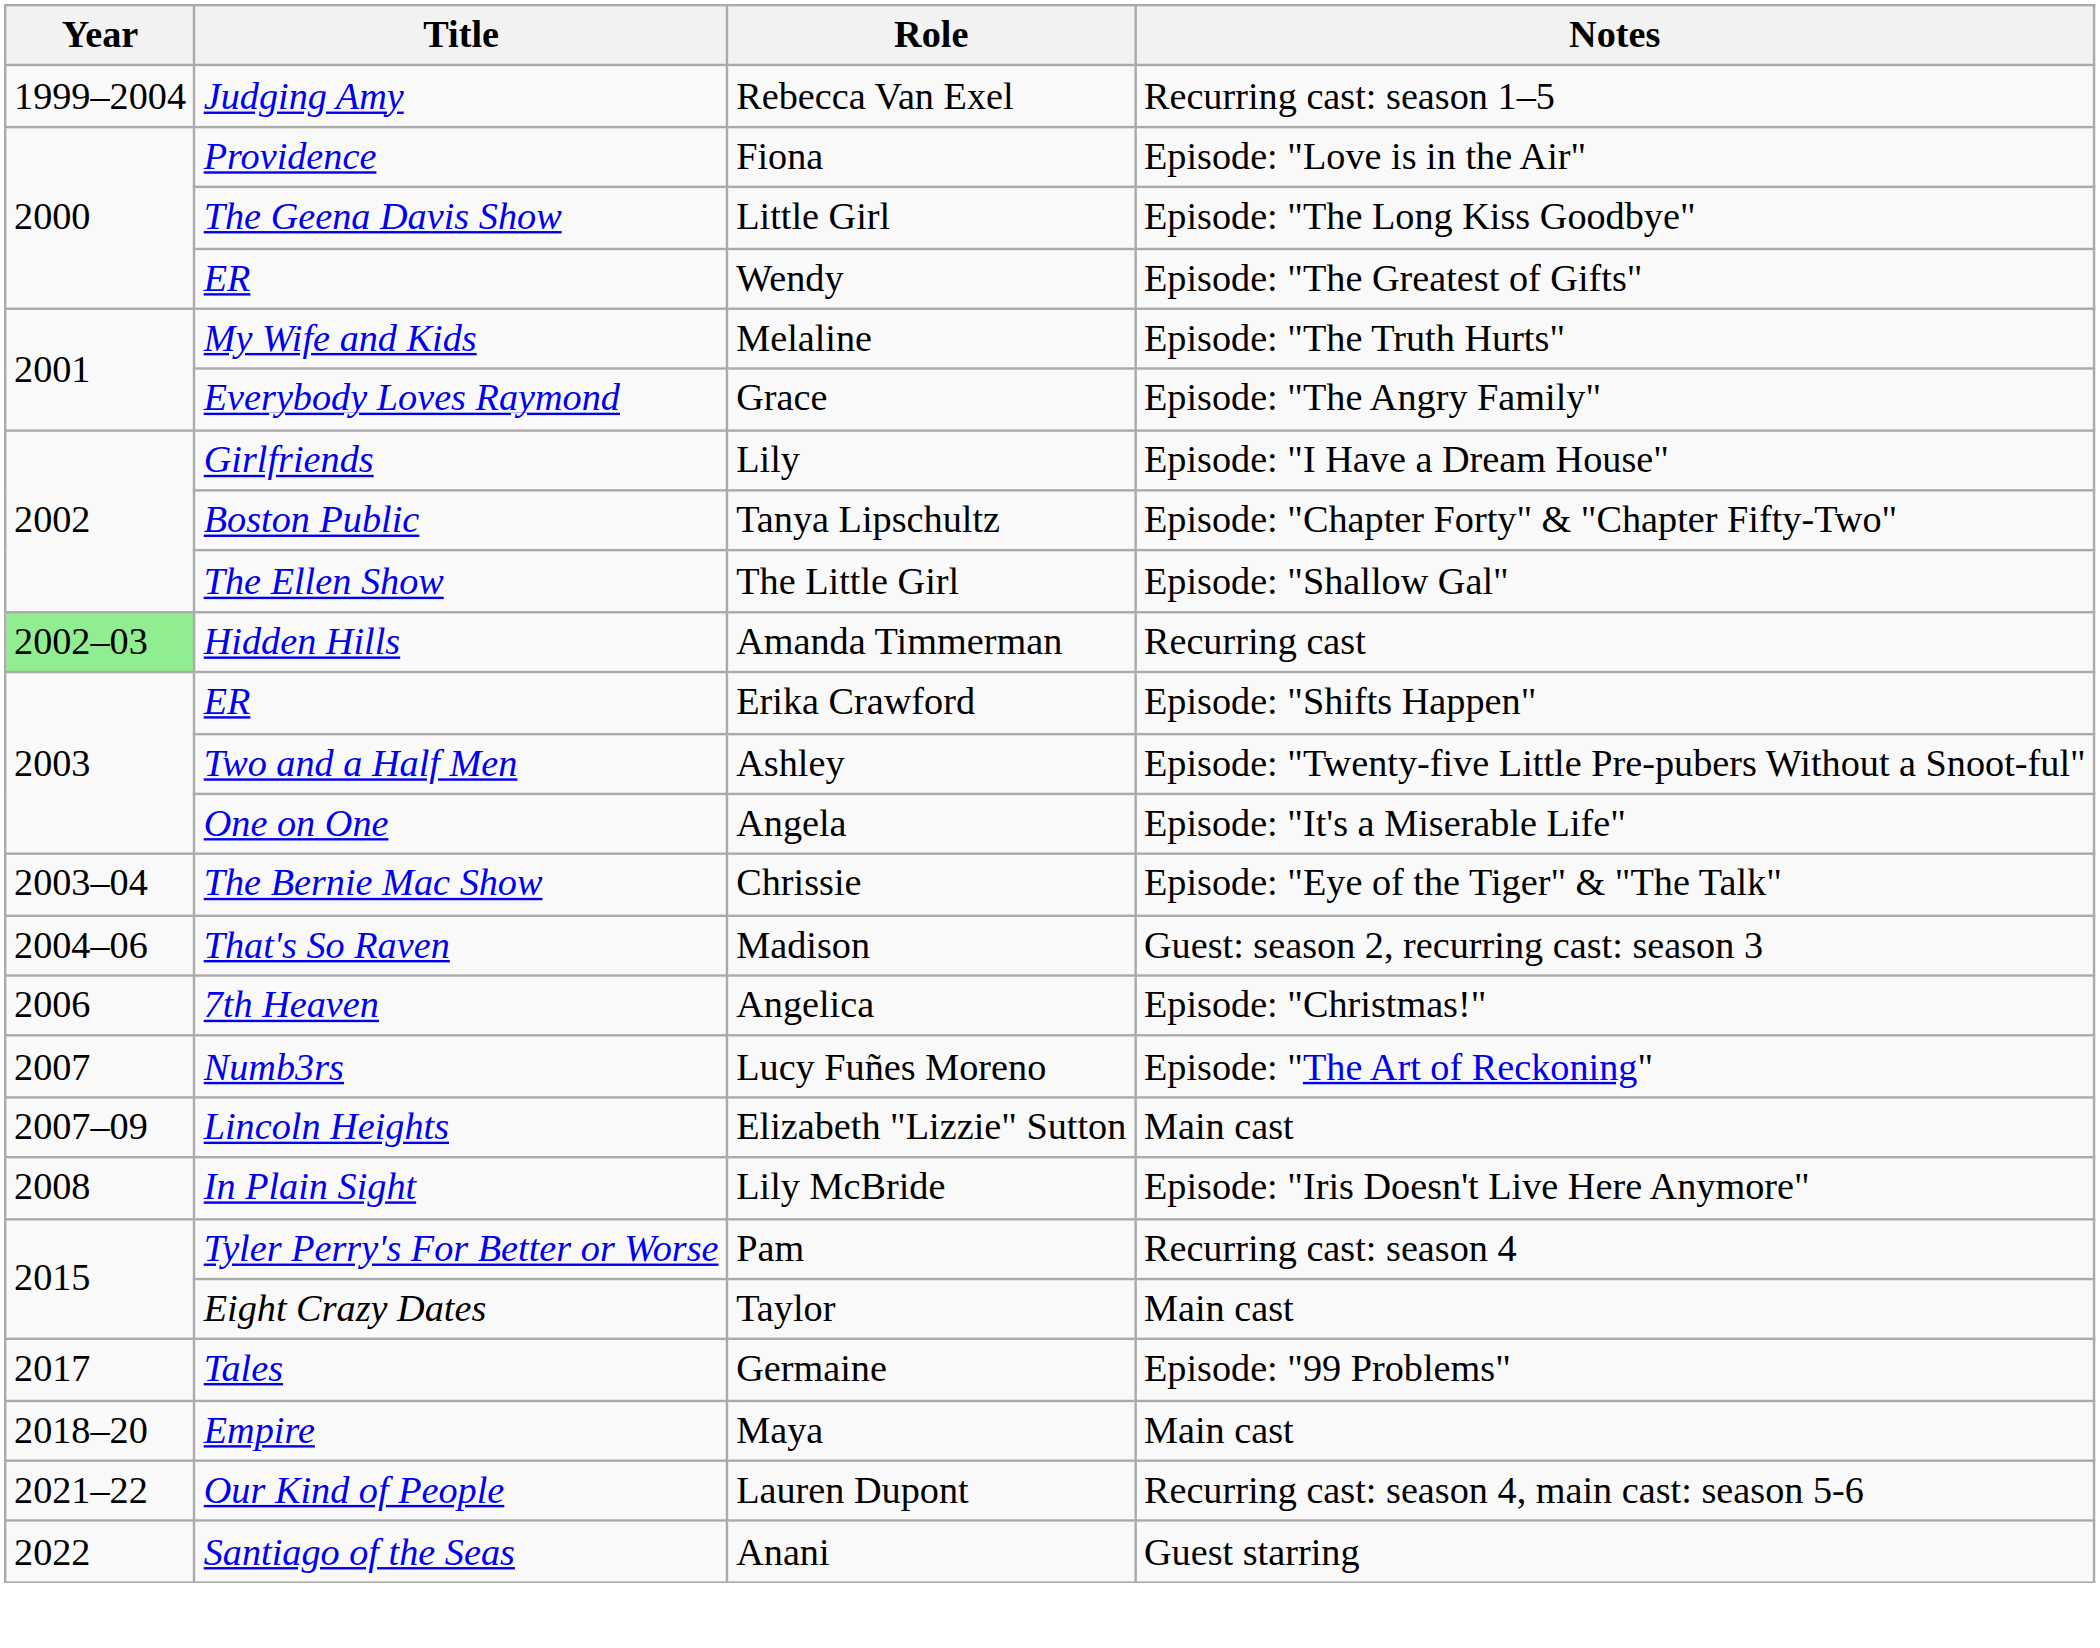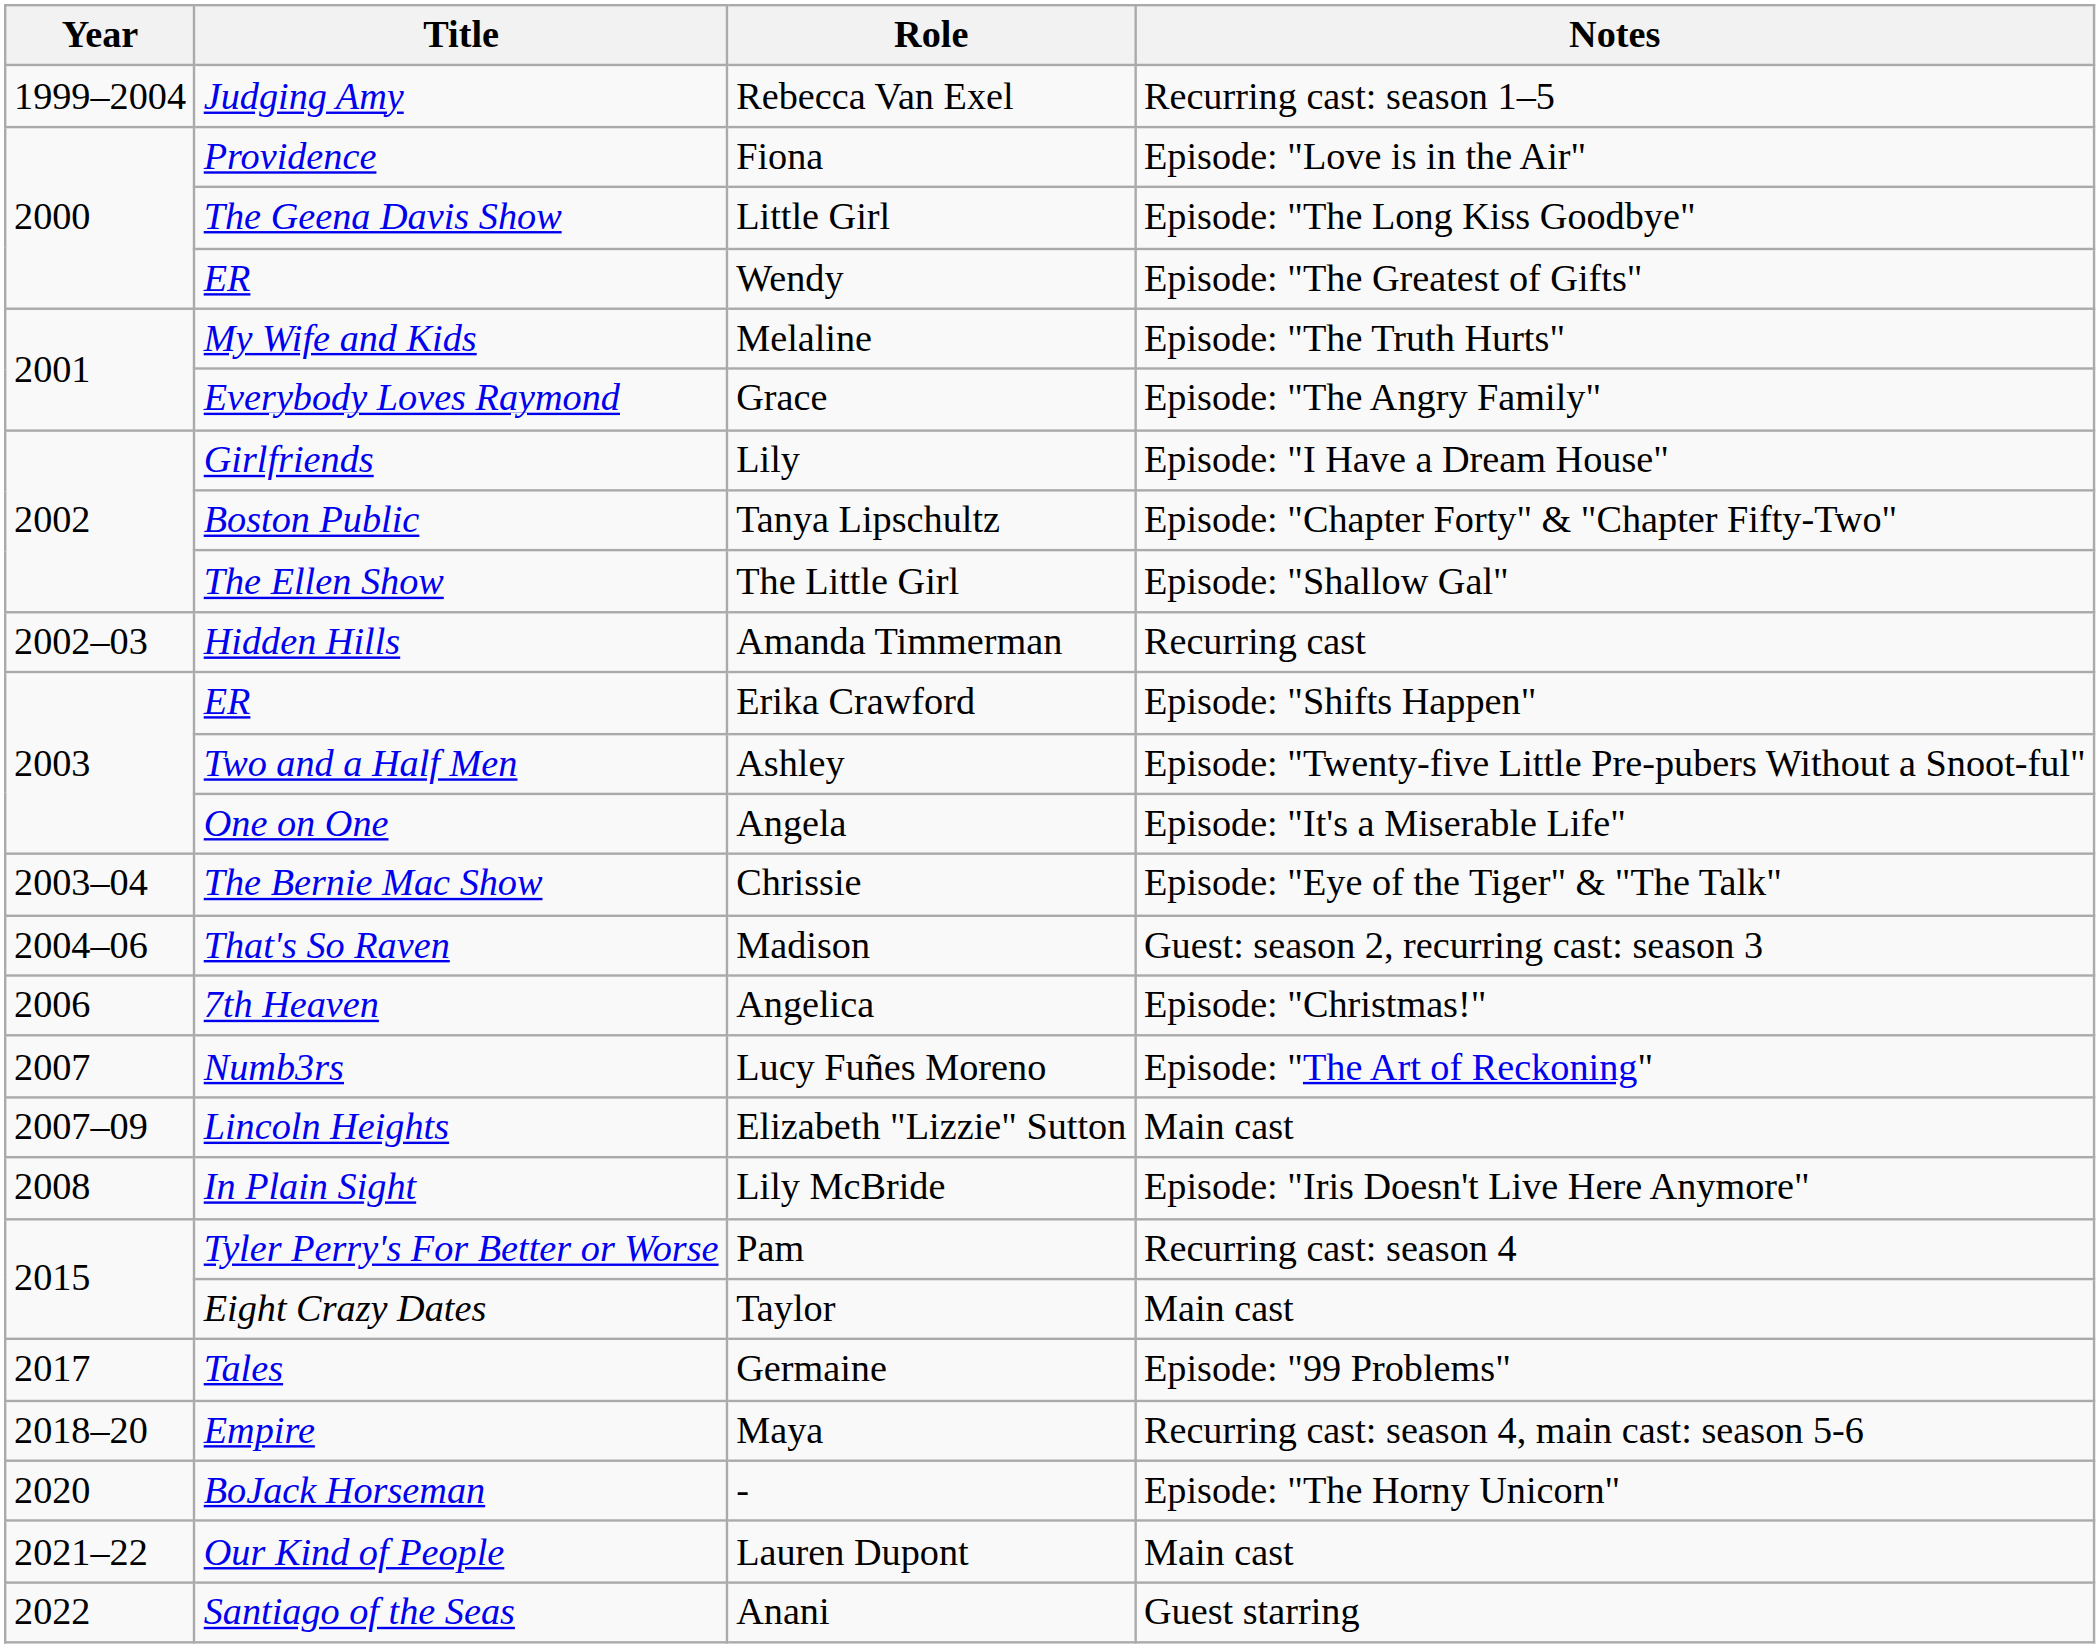(81, 641) lightgreen background -> (81, 641) no background
(1219, 1429) Main cast -> (1504, 1429) Recurring cast: season 4, main cast: season 5-6
+ row: (743, 1490)
(1504, 1490) Recurring cast: season 4, main cast: season 5-6 -> (1219, 1550) Main cast
